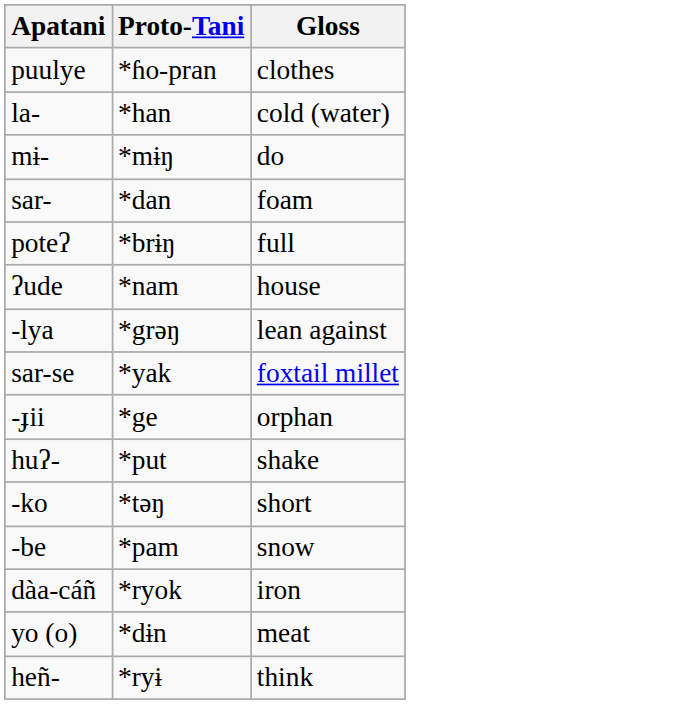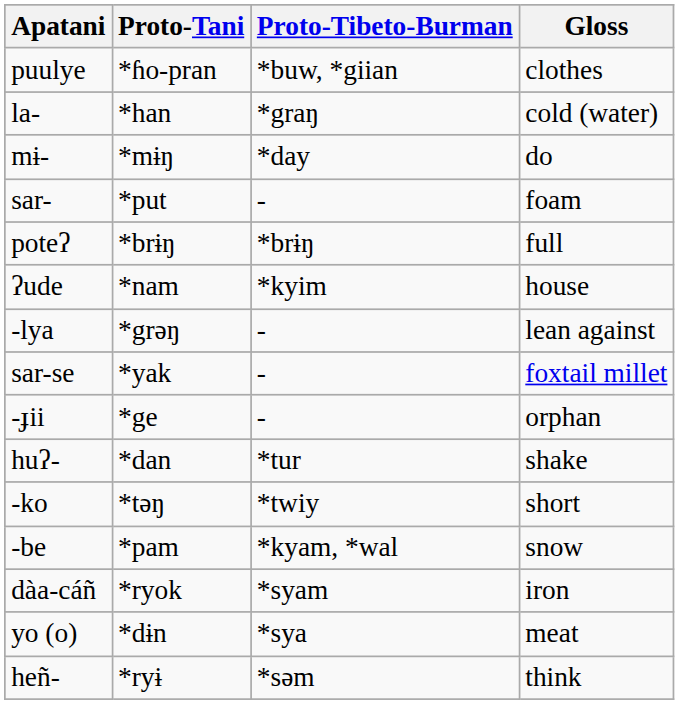+ column: (385, 26)
(145, 199) *dan -> (142, 199) *put
(142, 460) *put -> (145, 460) *dan
